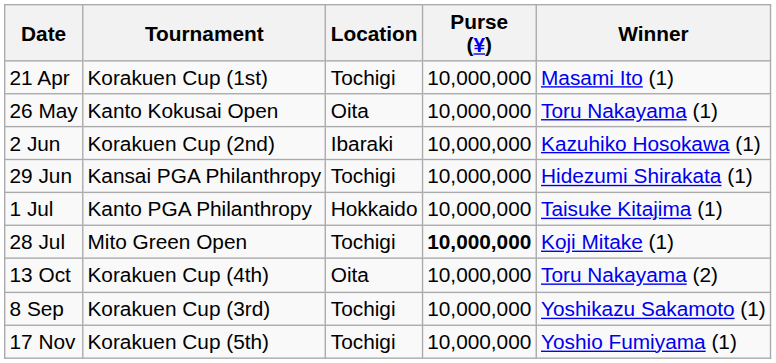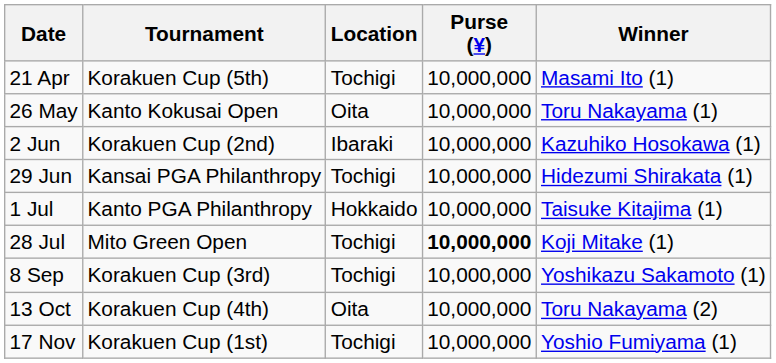(178, 78) Korakuen Cup (1st) -> (178, 78) Korakuen Cup (5th)
rows swapped: (37, 308) <-> (40, 275)
(178, 341) Korakuen Cup (5th) -> (178, 341) Korakuen Cup (1st)
